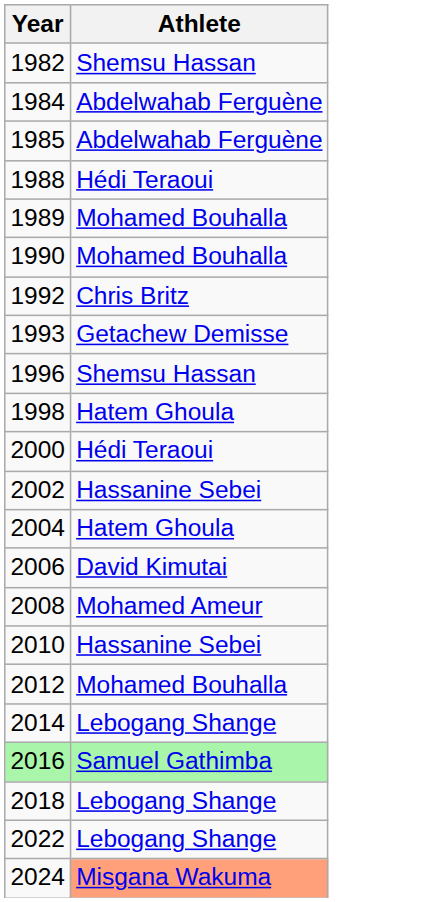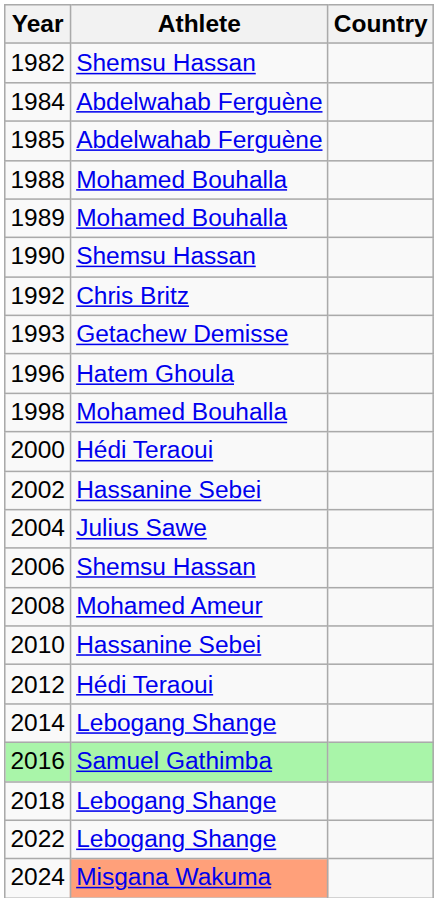+ column: (381, 23)
(145, 179) Hédi Teraoui -> (182, 179) Mohamed Bouhalla
(182, 256) Mohamed Bouhalla -> (166, 256) Shemsu Hassan
(166, 373) Shemsu Hassan -> (155, 373) Hatem Ghoula
(155, 412) Hatem Ghoula -> (182, 412) Mohamed Bouhalla
(155, 528) Hatem Ghoula -> (141, 528) Julius Sawe
(152, 567) David Kimutai -> (166, 567) Shemsu Hassan
(182, 683) Mohamed Bouhalla -> (145, 683) Hédi Teraoui
